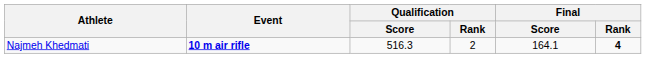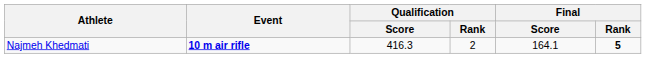(400, 46) 516.3 -> (400, 46) 416.3
(618, 46) 4 -> (618, 46) 5
